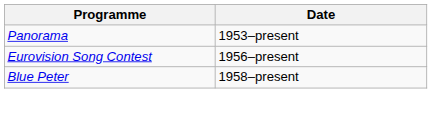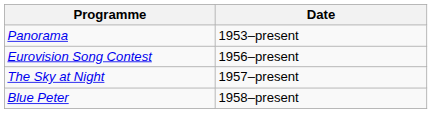+ row: (56, 77)
